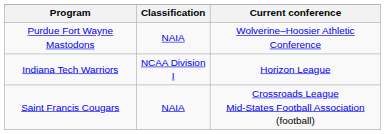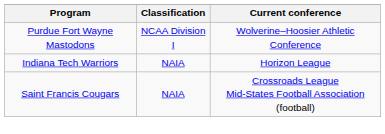(173, 38) NAIA -> (173, 38) NCAA Division I
(173, 69) NCAA Division I -> (173, 62) NAIA
